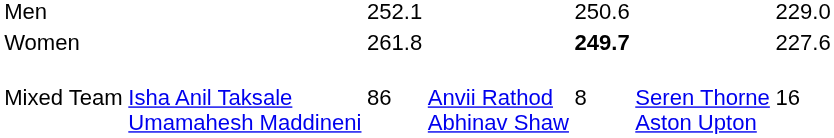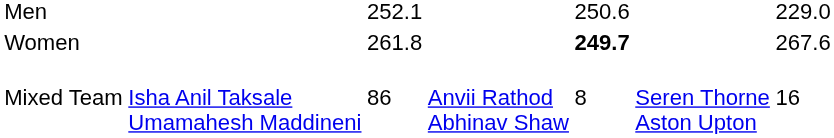(803, 42) 227.6 -> (803, 42) 267.6
